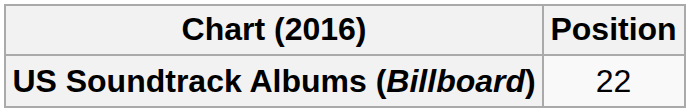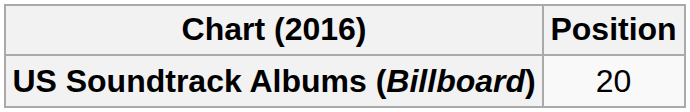(614, 80) 22 -> (614, 80) 20
